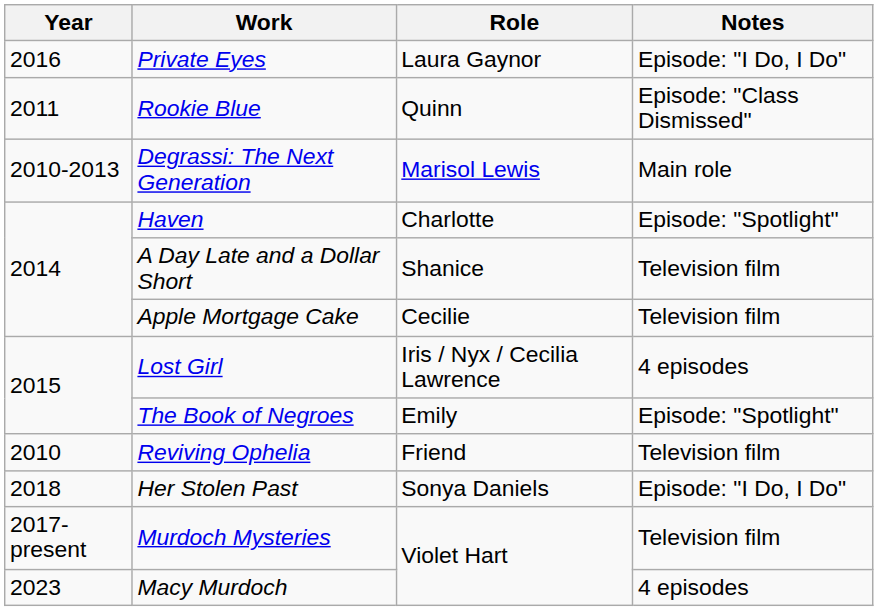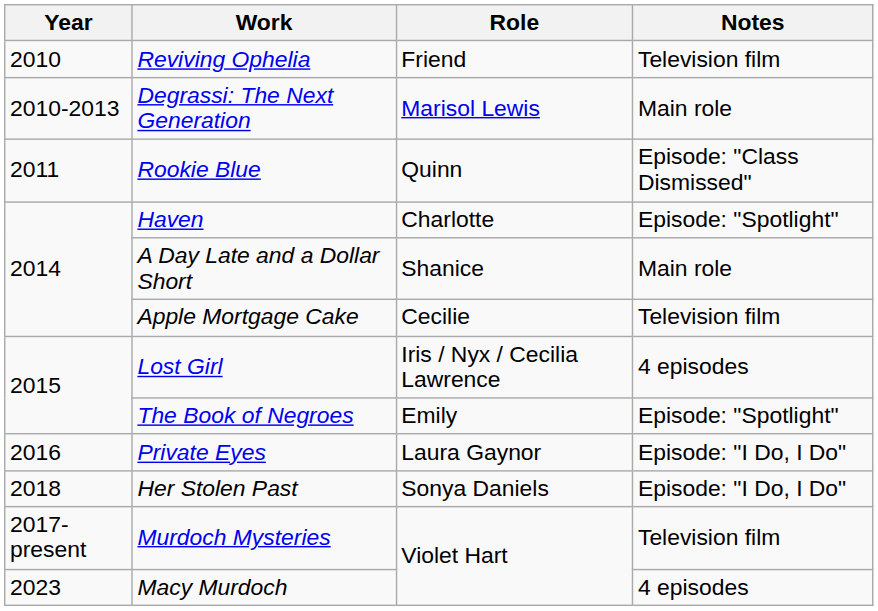rows swapped: (224, 452) <-> (202, 58)
rows swapped: (199, 108) <-> (235, 170)
(709, 268) Television film -> (685, 268) Main role
